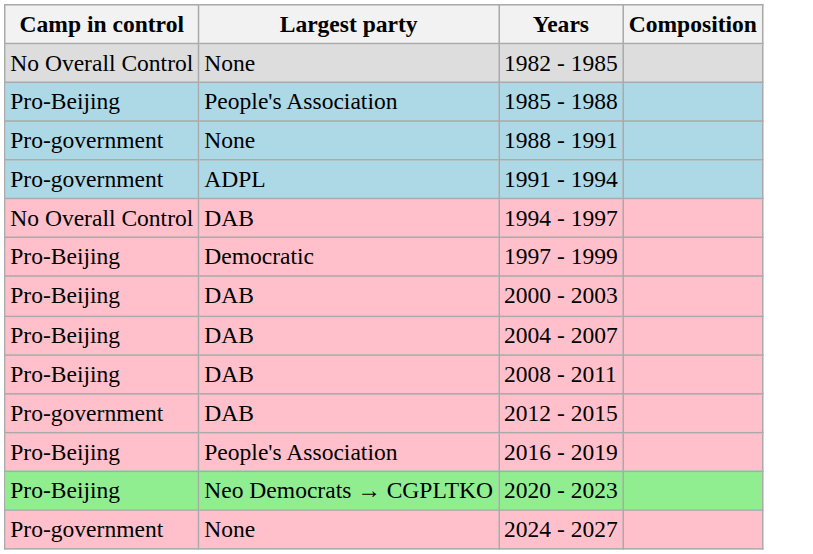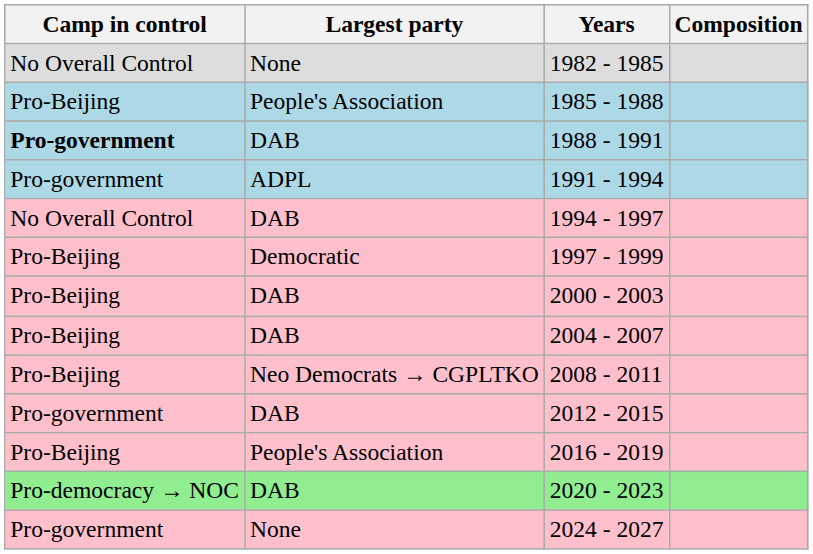(87, 140) normal -> (92, 140) bold
(230, 140) None -> (275, 140) DAB
(229, 373) DAB -> (394, 373) Neo Democrats → CGPLTKO
(65, 490) Pro-Beijing -> (125, 490) Pro-democracy → NOC
(349, 490) Neo Democrats → CGPLTKO -> (275, 490) DAB
